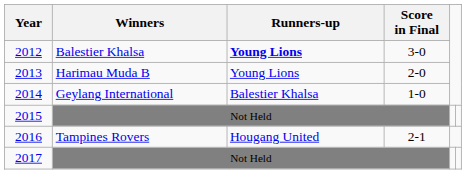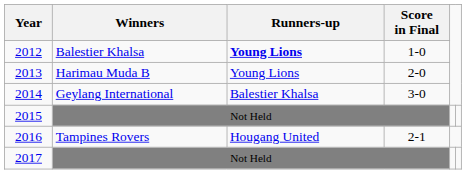(417, 51) 3-0 -> (417, 51) 1-0
(417, 94) 1-0 -> (417, 94) 3-0
